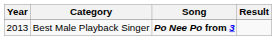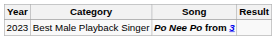(17, 27) 2013 -> (17, 27) 2023
